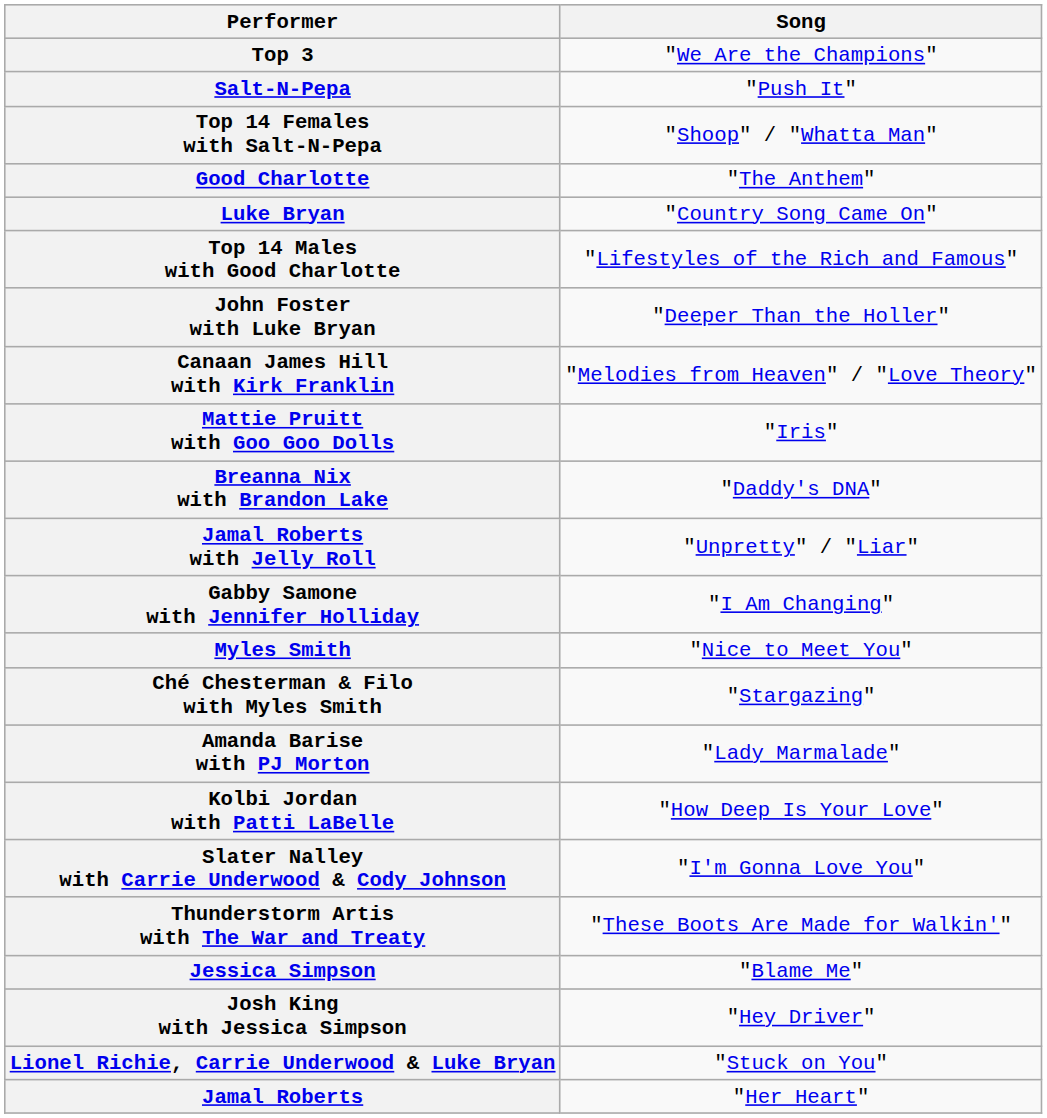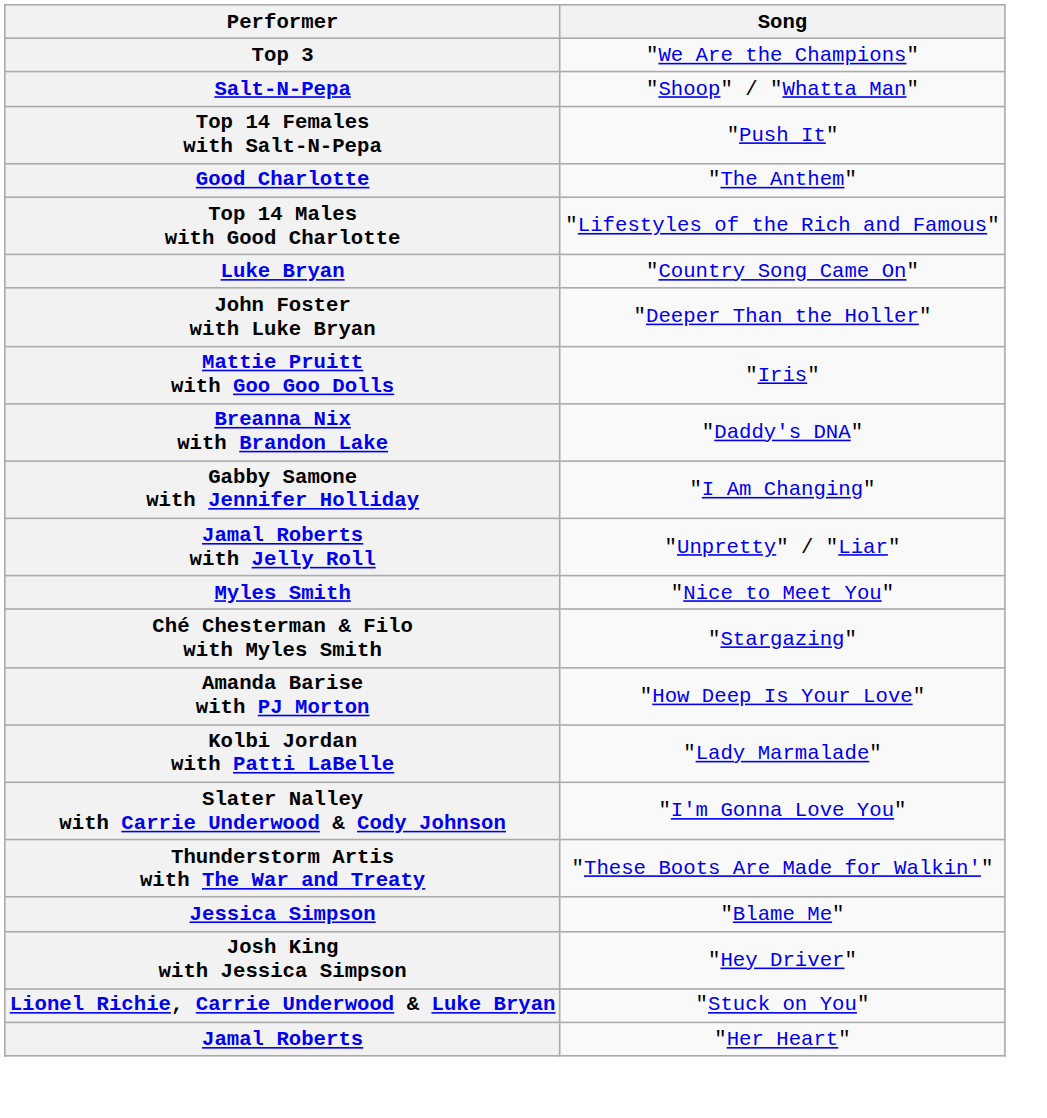(801, 89) "Push It" -> (782, 89) "Shoop" / "Whatta Man"
(801, 135) "Shoop" / "Whatta Man" -> (782, 135) "Push It"
rows swapped: (283, 260) <-> (283, 214)
- row: (283, 375)
rows swapped: (283, 605) <-> (283, 547)
(801, 754) "Lady Marmalade" -> (782, 696) "How Deep Is Your Love"
(801, 811) "How Deep Is Your Love" -> (782, 754) "Lady Marmalade"
